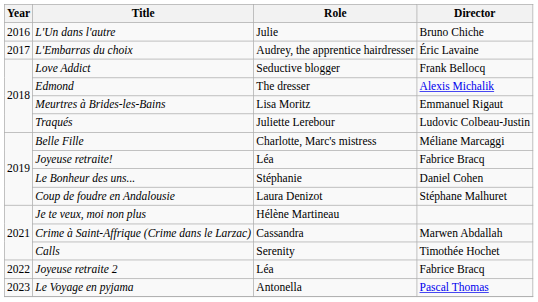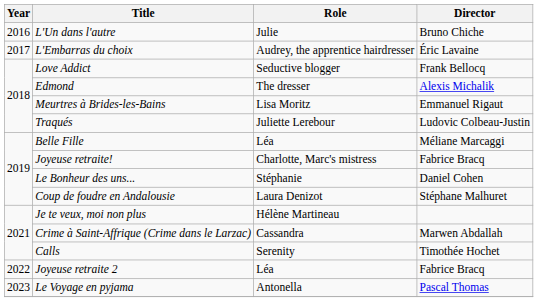(316, 141) Charlotte, Marc's mistress -> (265, 141) Léa
(265, 159) Léa -> (316, 159) Charlotte, Marc's mistress
